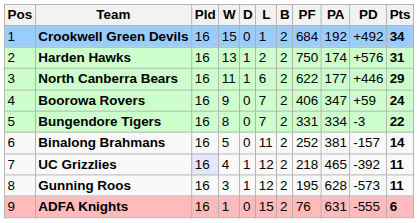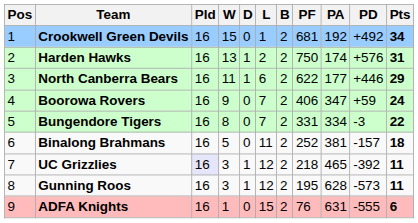(307, 36) 684 -> (307, 36) 681
(397, 143) 14 -> (397, 143) 18
(226, 164) 4 -> (226, 164) 3
